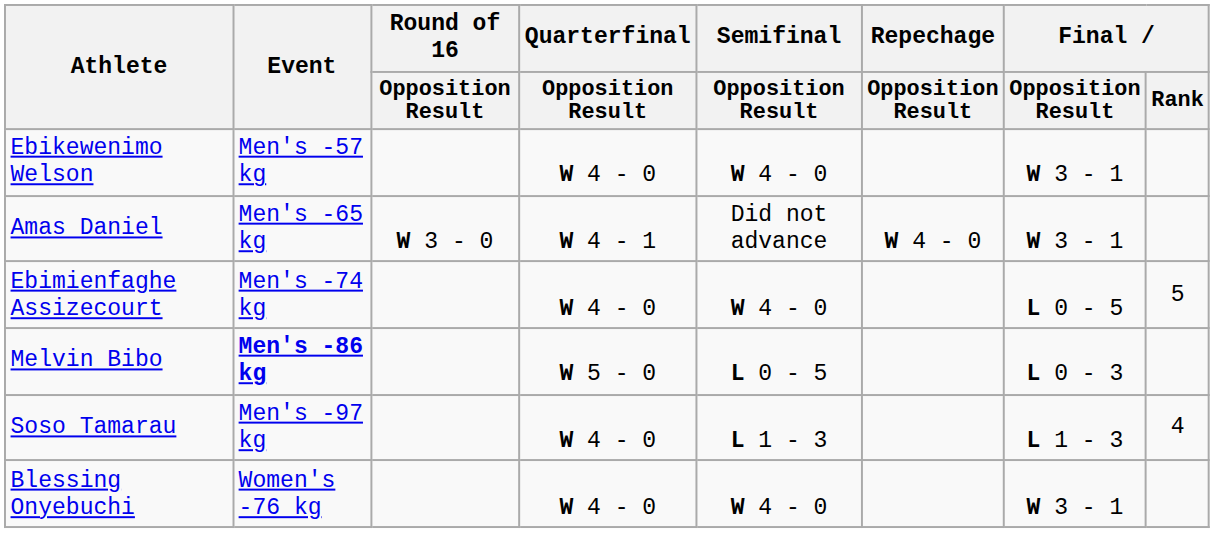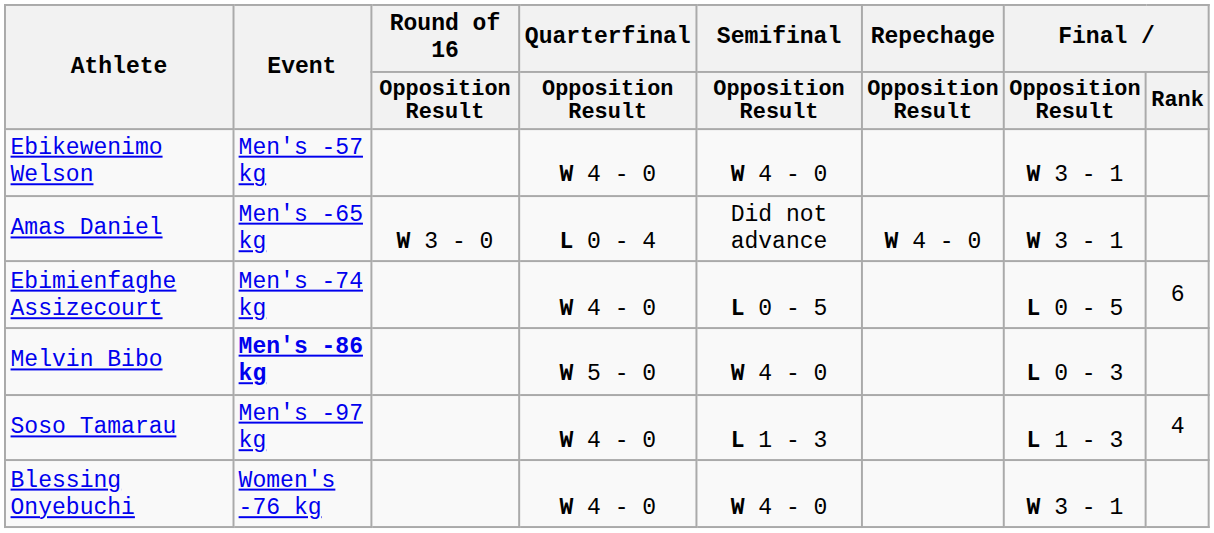(608, 242) W 4 - 1 -> (608, 242) L 0 - 4
(779, 309) W 4 - 0 -> (779, 309) L 0 - 5
(1178, 295) 5 -> (1178, 295) 6
(779, 375) L 0 - 5 -> (779, 375) W 4 - 0
